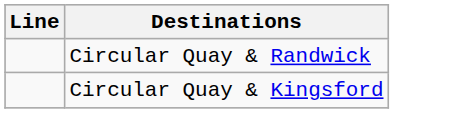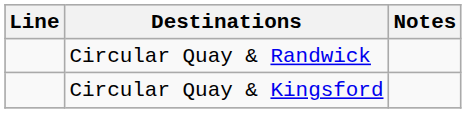+ column: (425, 22)
